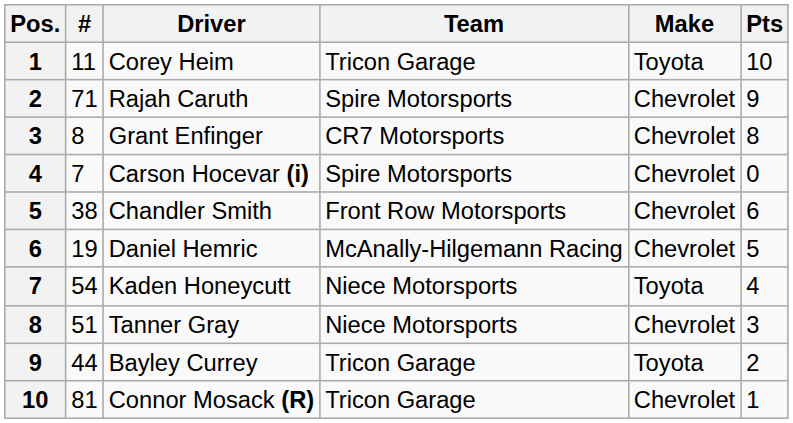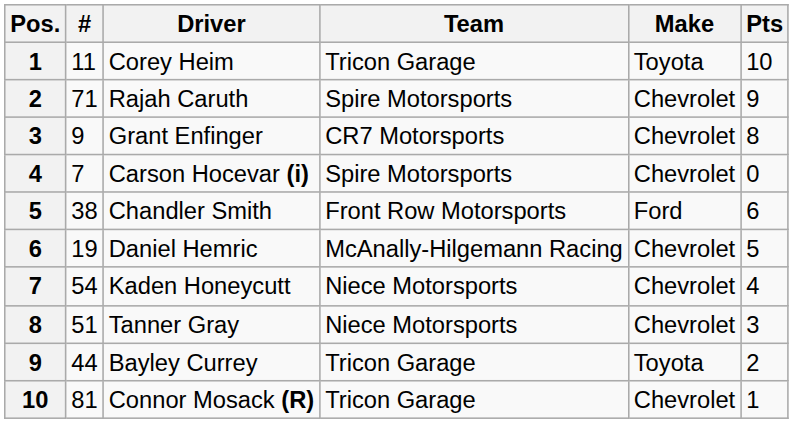(78, 136) 8 -> (78, 136) 9
(684, 211) Chevrolet -> (658, 211) Ford
(669, 286) Toyota -> (684, 286) Chevrolet
